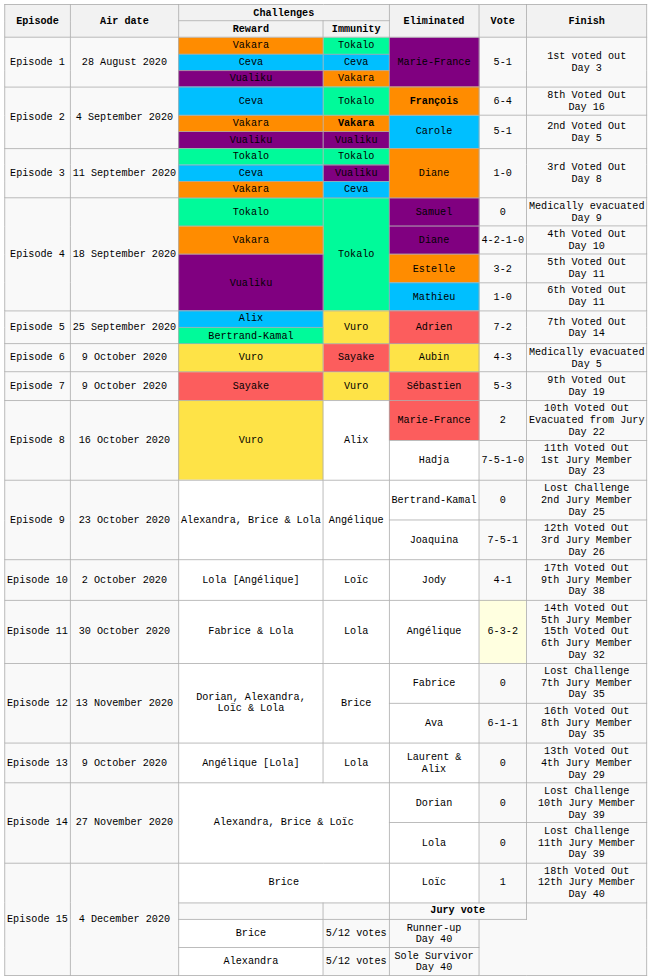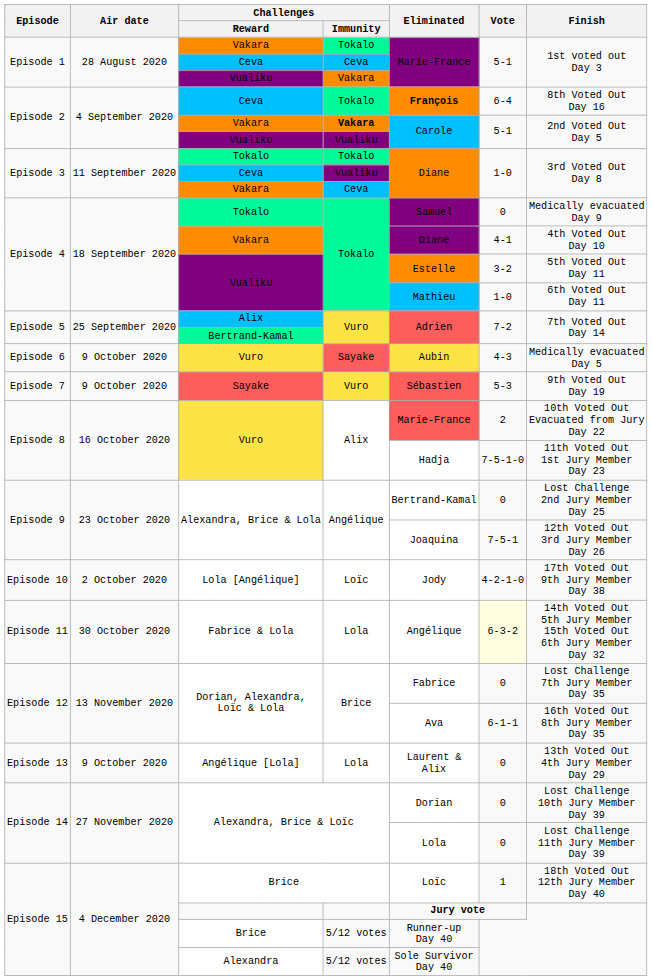(503, 240) 4-2-1-0 -> (503, 240) 4-1
(503, 580) 4-1 -> (503, 580) 4-2-1-0
